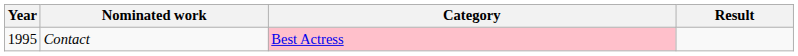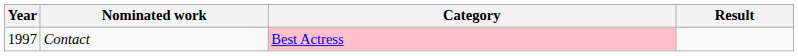(22, 39) 1995 -> (22, 39) 1997
